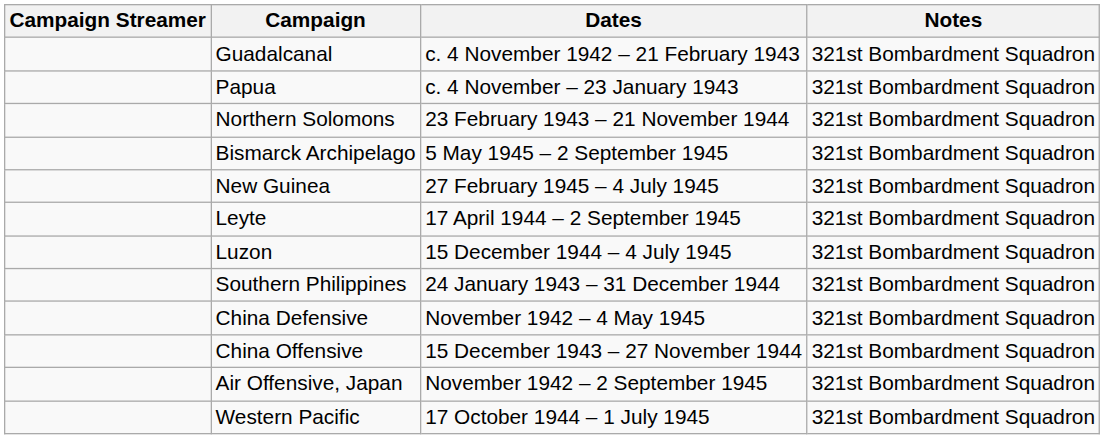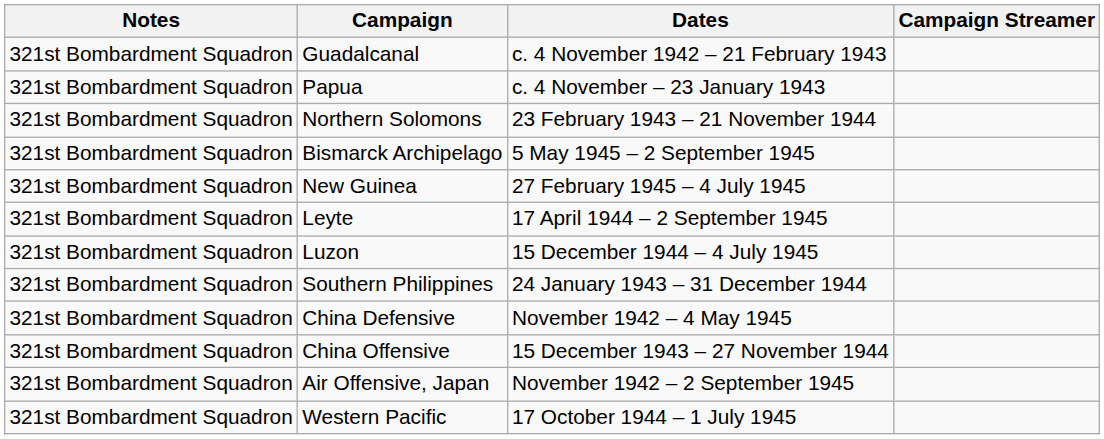columns swapped: (108, 20) <-> (953, 20)
